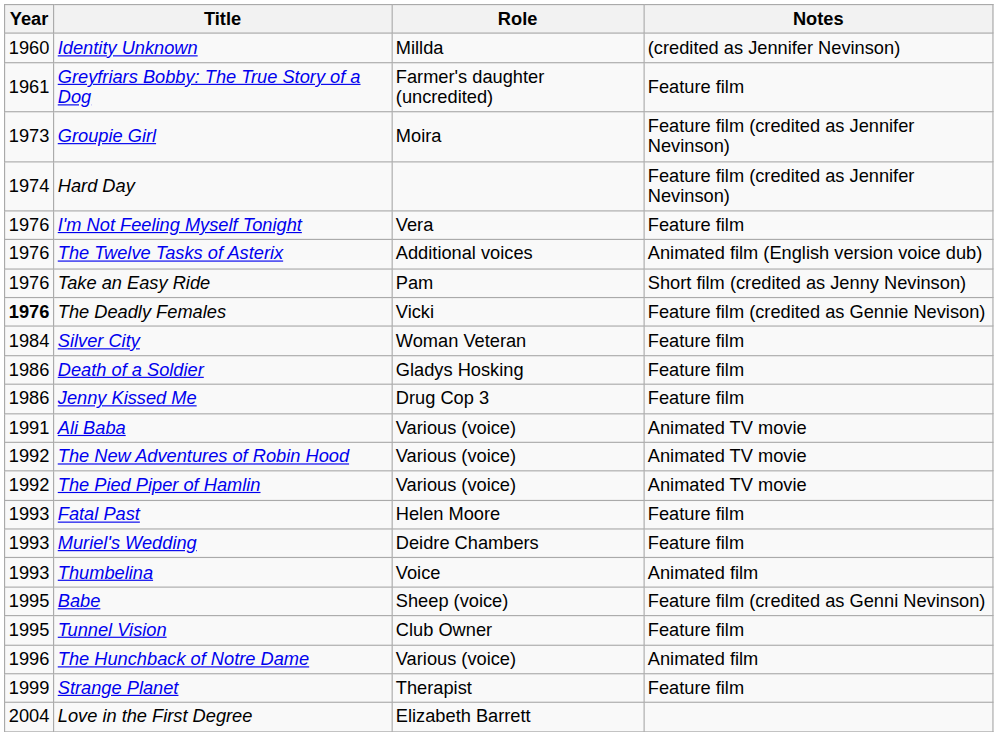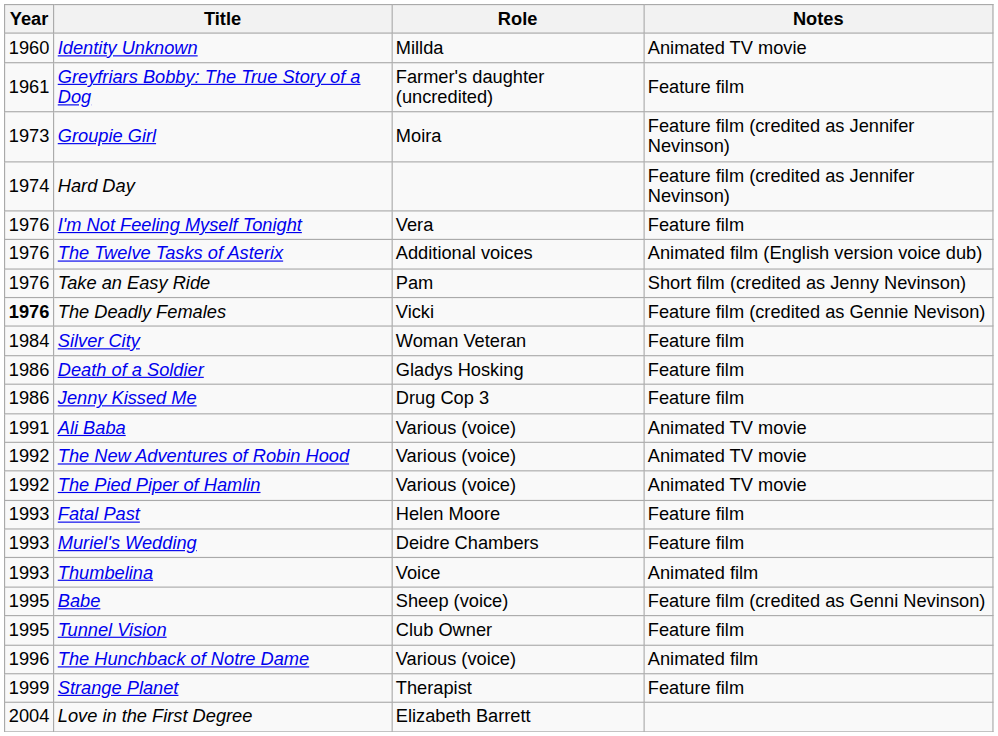(774, 47) (credited as Jennifer Nevinson) -> (727, 47) Animated TV movie
